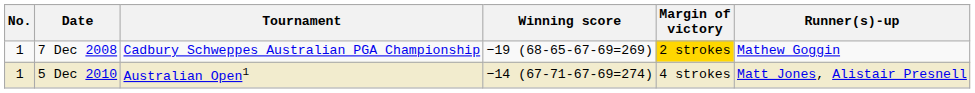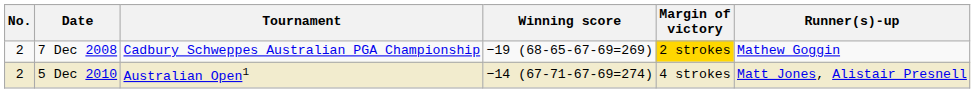(20, 52) 1 -> (20, 52) 2
(20, 75) 1 -> (20, 75) 2
